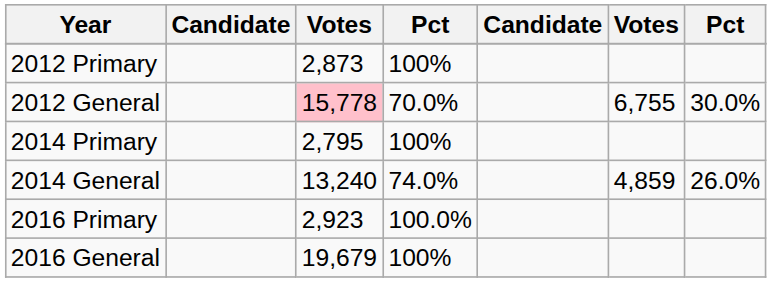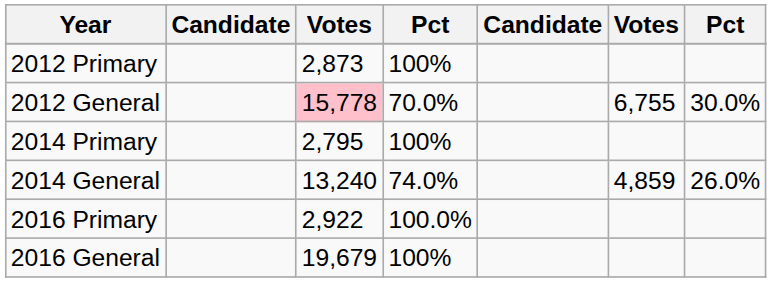(333, 219) 2,923 -> (333, 219) 2,922
